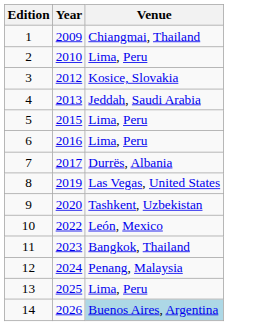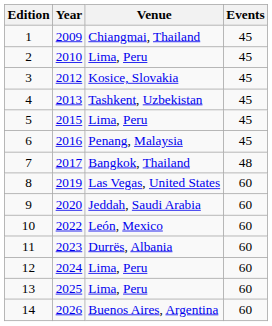+ column: (245, 15)
(145, 99) Jeddah, Saudi Arabia -> (145, 99) Tashkent, Uzbekistan
(118, 141) Lima, Peru -> (136, 141) Penang, Malaysia
(130, 162) Durrës, Albania -> (139, 162) Bangkok, Thailand
(145, 204) Tashkent, Uzbekistan -> (145, 204) Jeddah, Saudi Arabia
(139, 246) Bangkok, Thailand -> (130, 246) Durrës, Albania
(136, 267) Penang, Malaysia -> (118, 267) Lima, Peru
(153, 309) lightblue background -> (153, 309) no background
